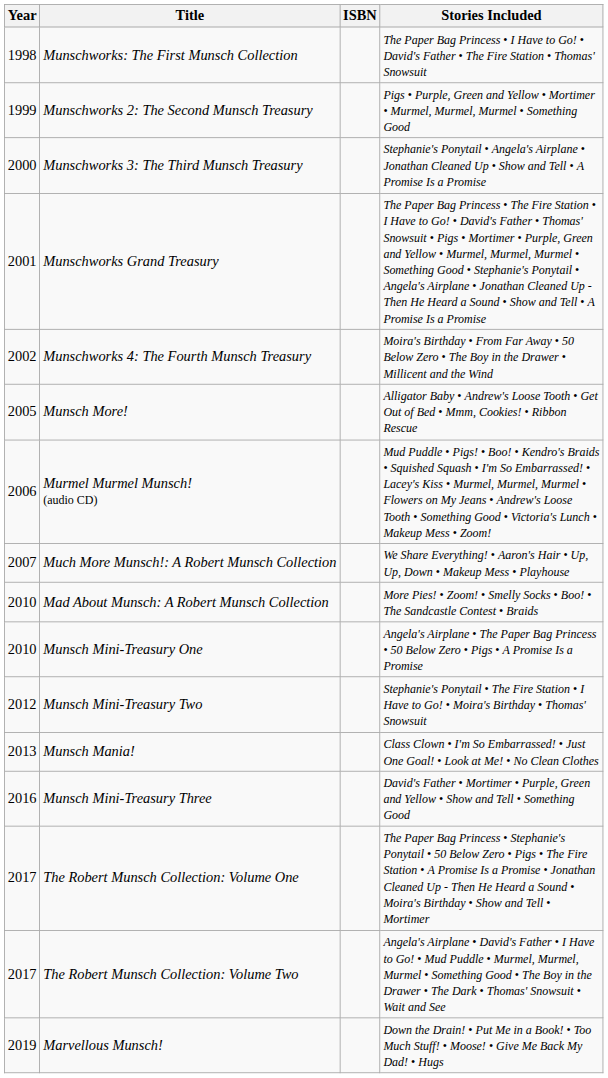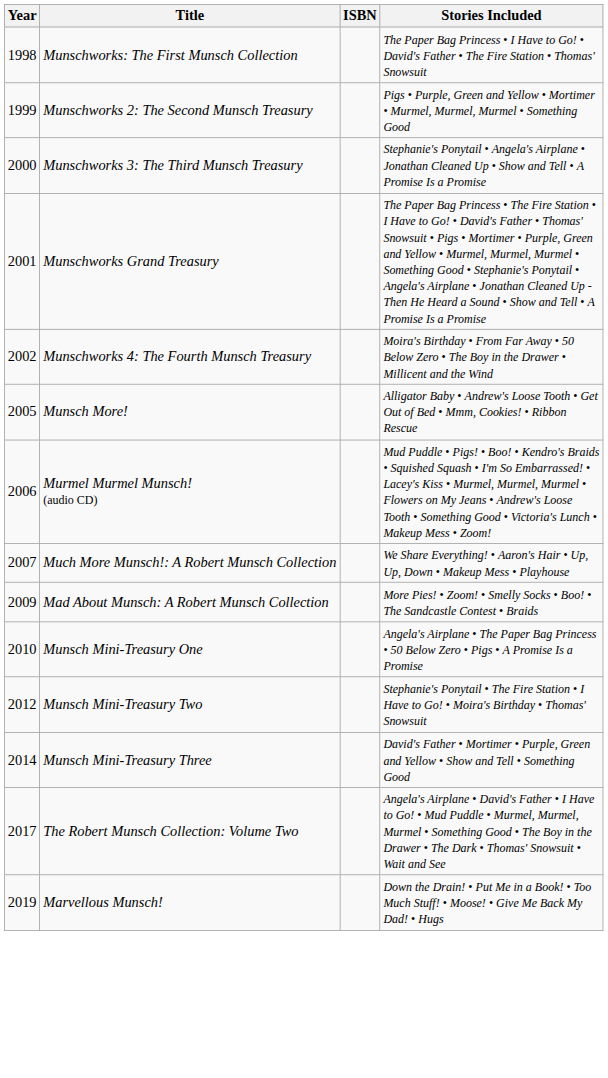(22, 602) 2010 -> (22, 602) 2009
- row: (89, 751)
(22, 798) 2016 -> (22, 759) 2014
- row: (171, 878)
